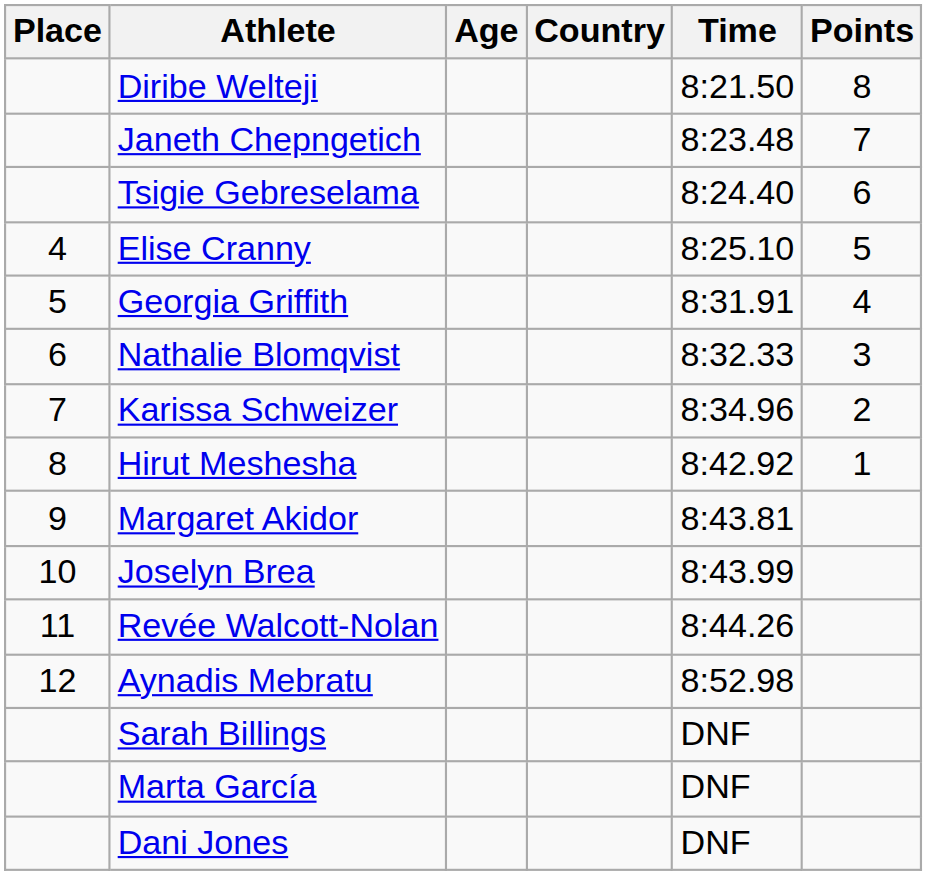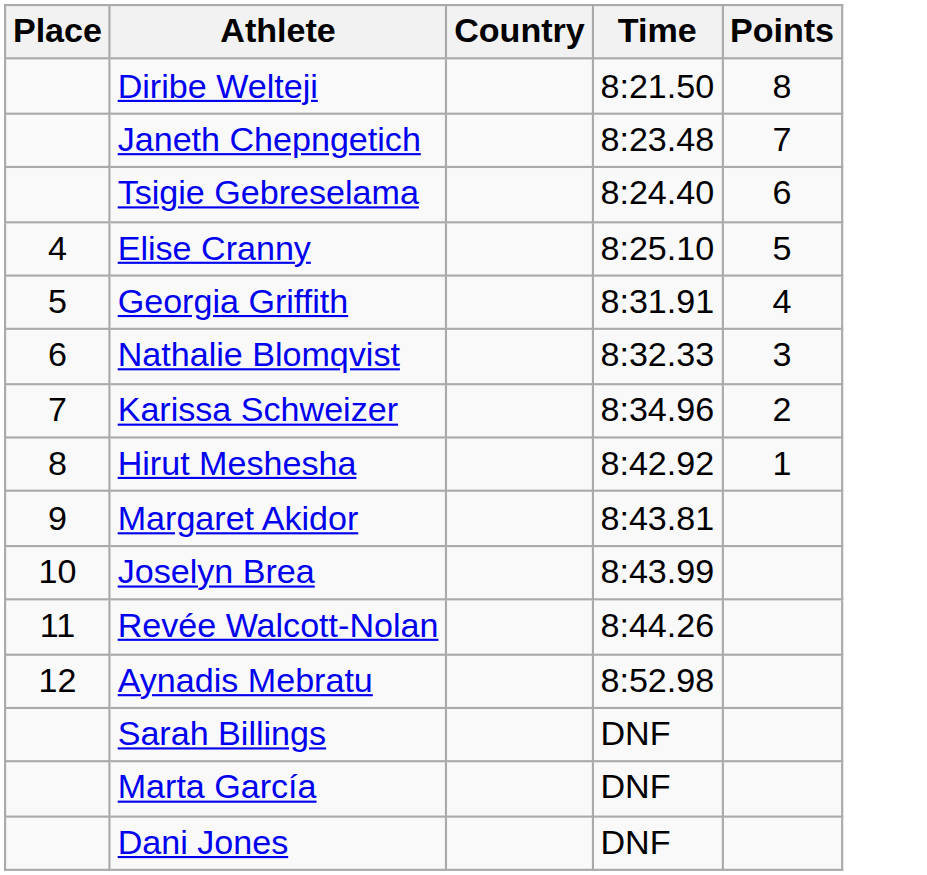- column: (486, 31)
